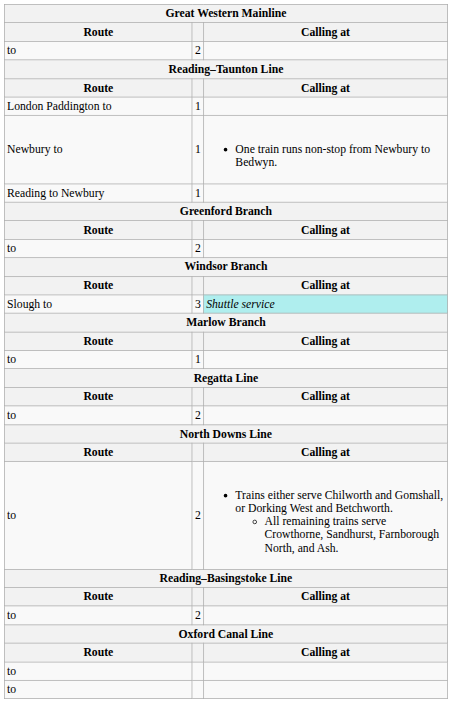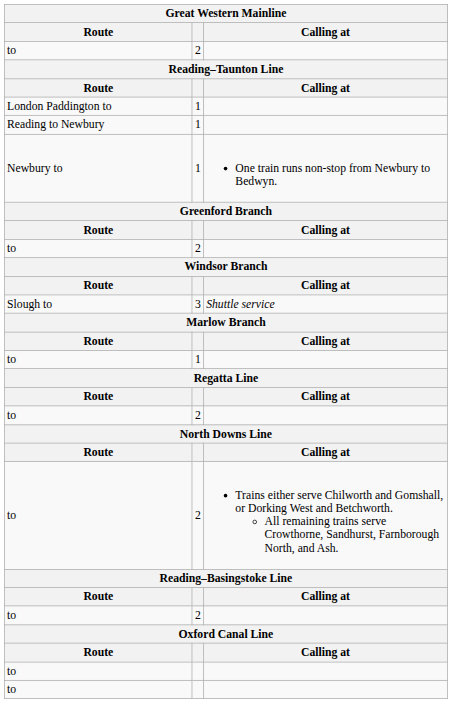rows swapped: (56, 193) <-> (35, 149)
(240, 304) paleturquoise background -> (240, 304) no background
